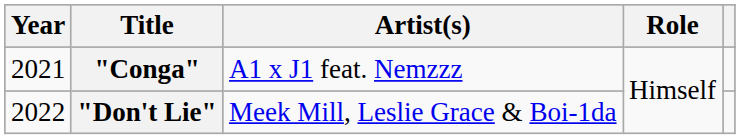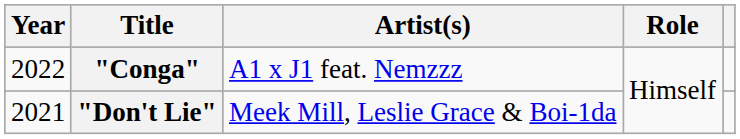(38, 68) 2021 -> (38, 68) 2022
(38, 111) 2022 -> (38, 111) 2021
